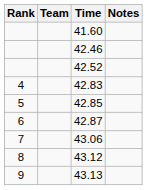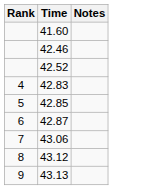- column: (54, 13)
